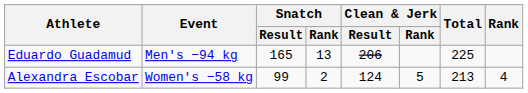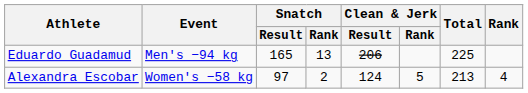(281, 77) 99 -> (281, 77) 97
